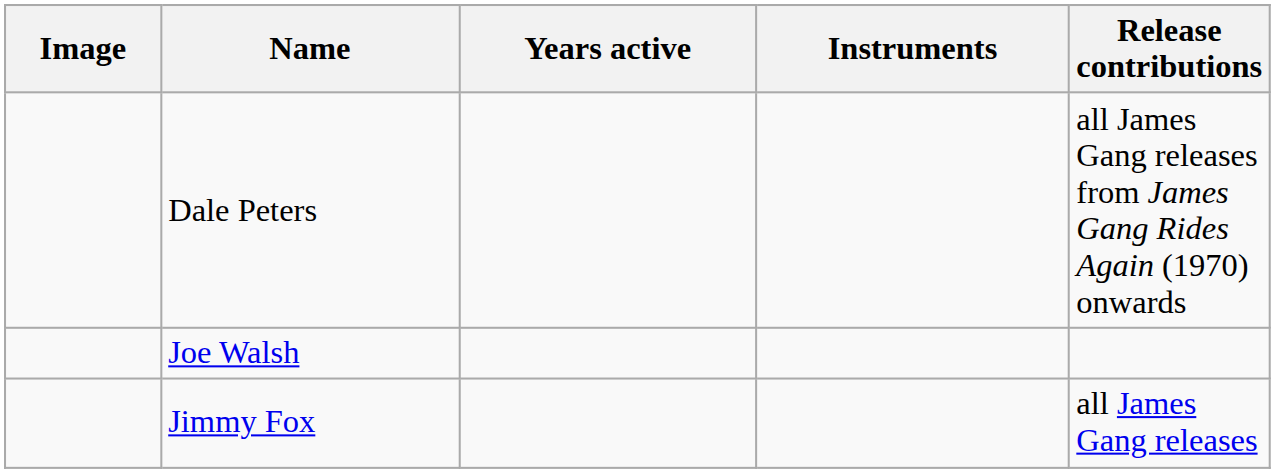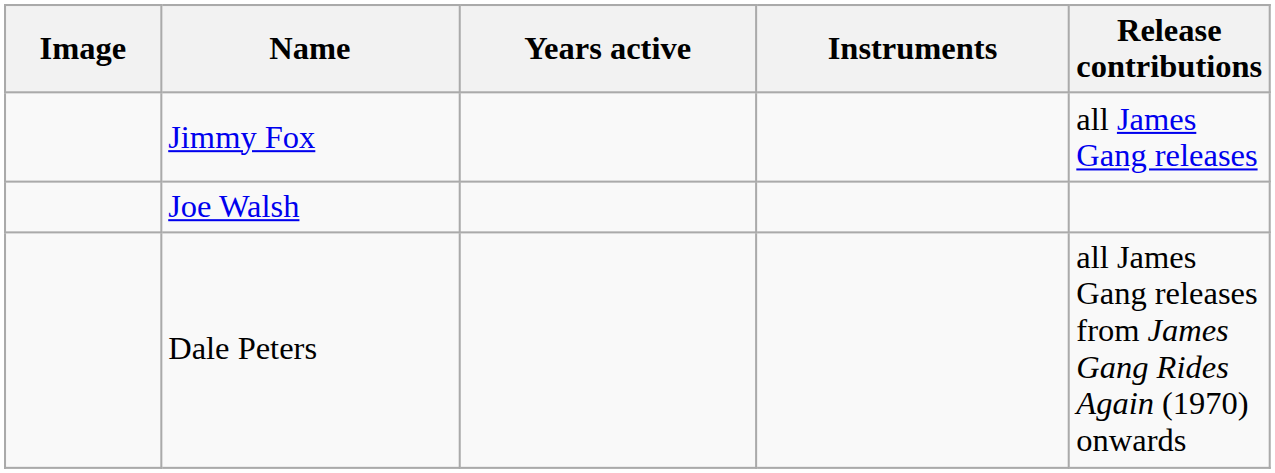rows swapped: (242, 422) <-> (243, 209)
